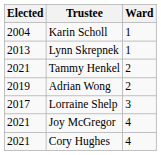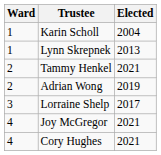columns swapped: (139, 13) <-> (25, 13)
